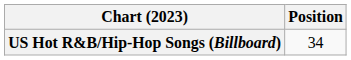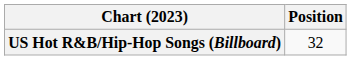(316, 42) 34 -> (316, 42) 32
